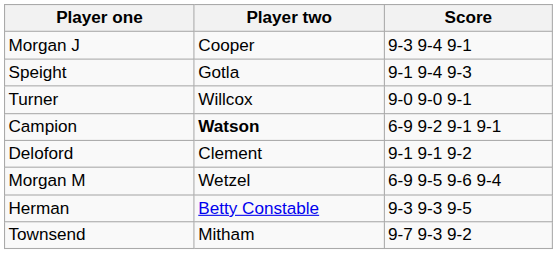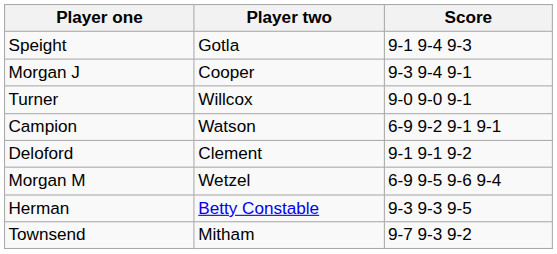rows swapped: (44, 45) <-> (38, 72)
(229, 126) bold -> (227, 126) normal
